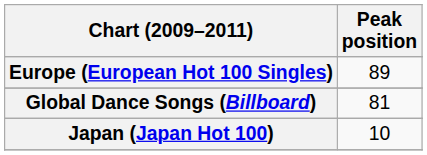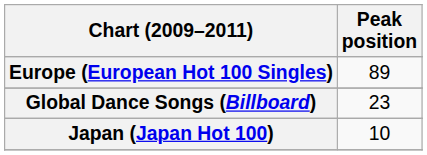(379, 103) 81 -> (379, 103) 23
